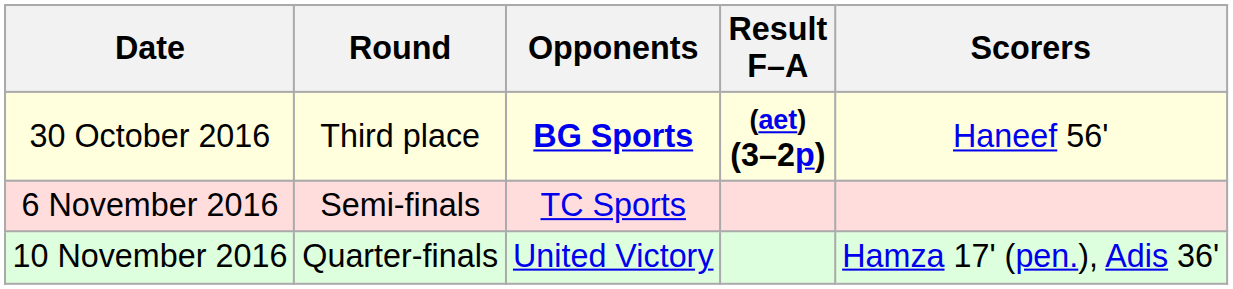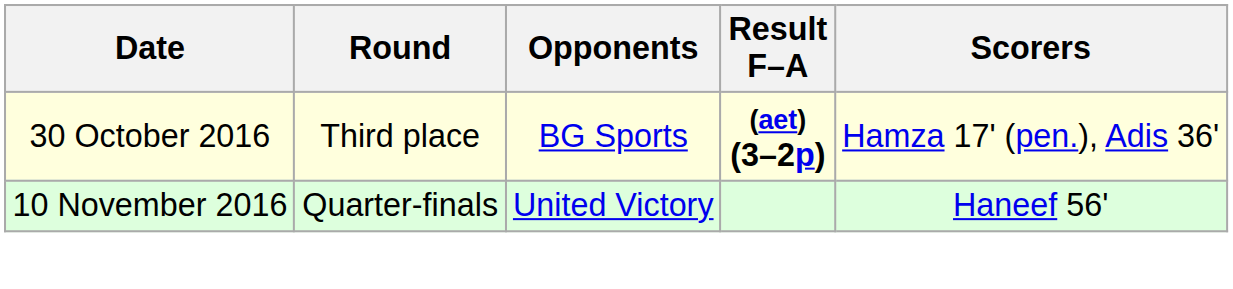(613, 135) bold -> (613, 135) normal
(1031, 135) Haneef 56' -> (1031, 135) Hamza 17' (pen.), Adis 36'
- row: (150, 205)
(1031, 256) Hamza 17' (pen.), Adis 36' -> (1031, 205) Haneef 56'
